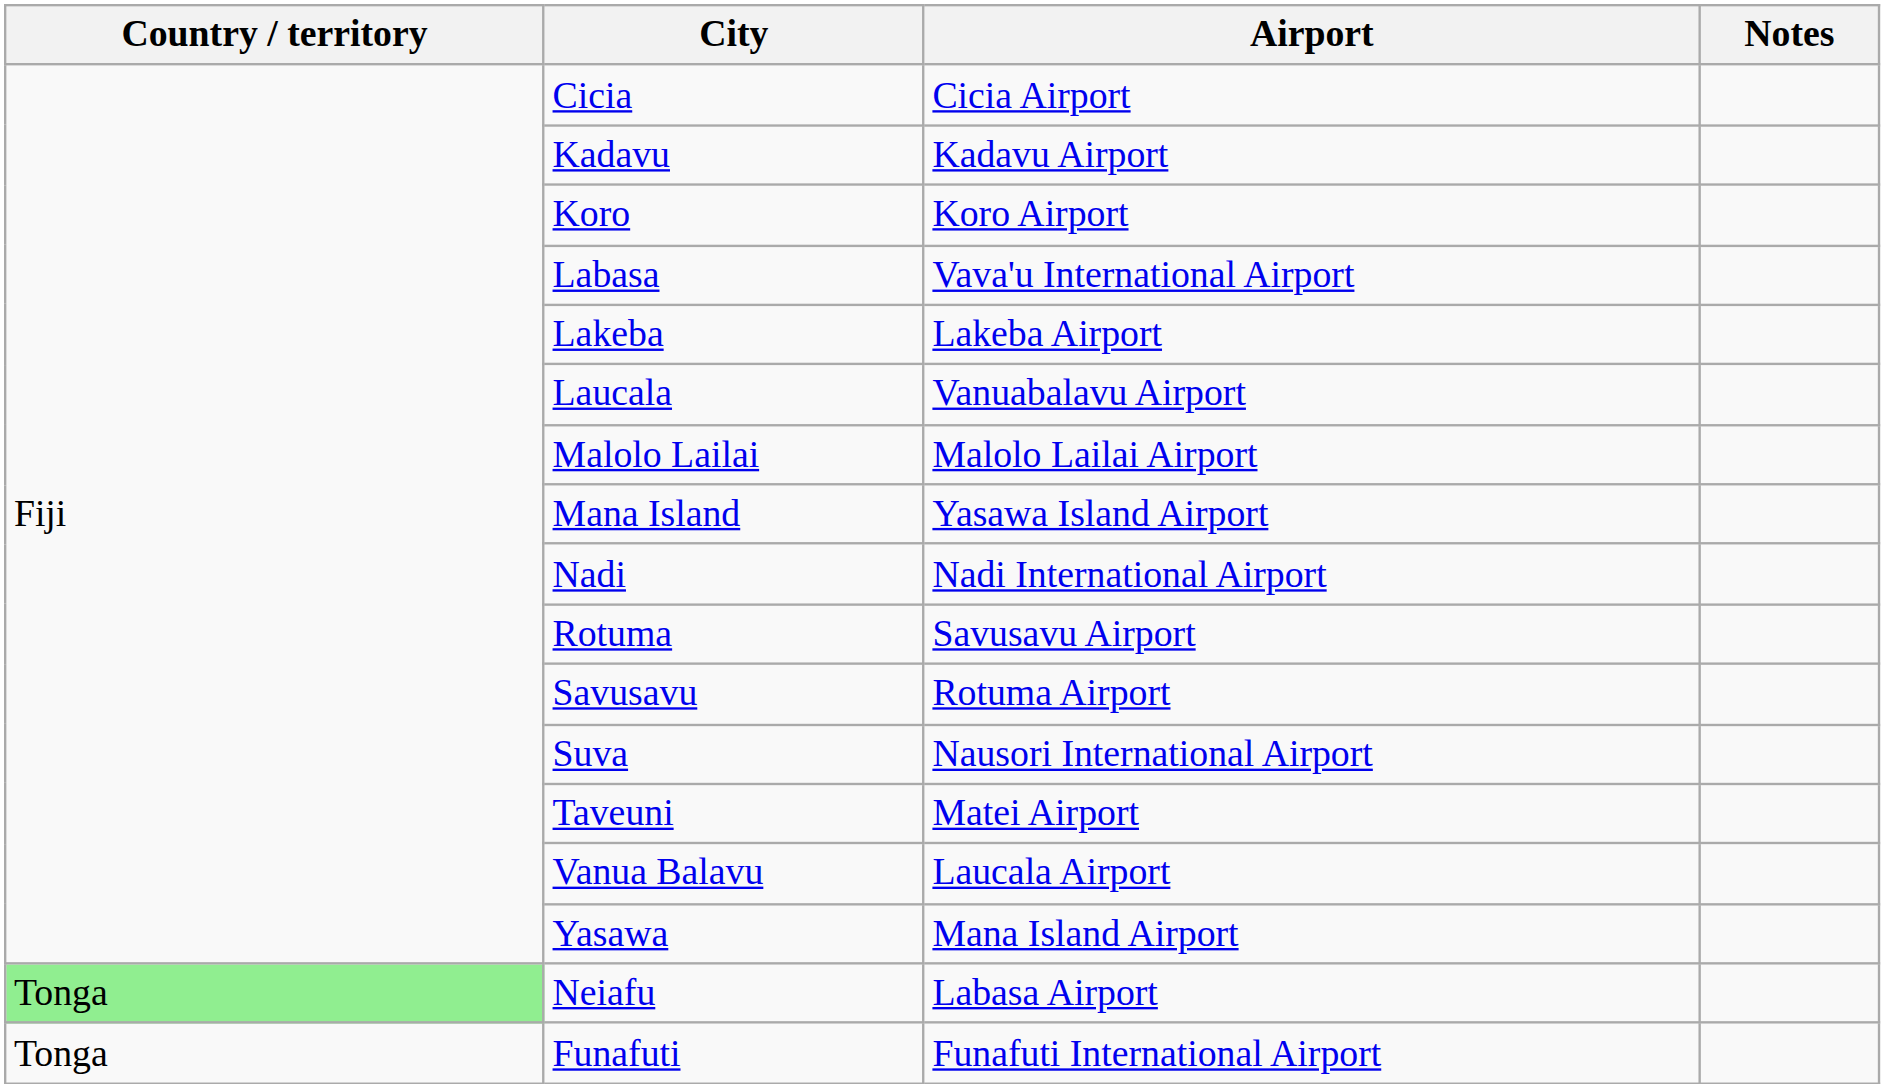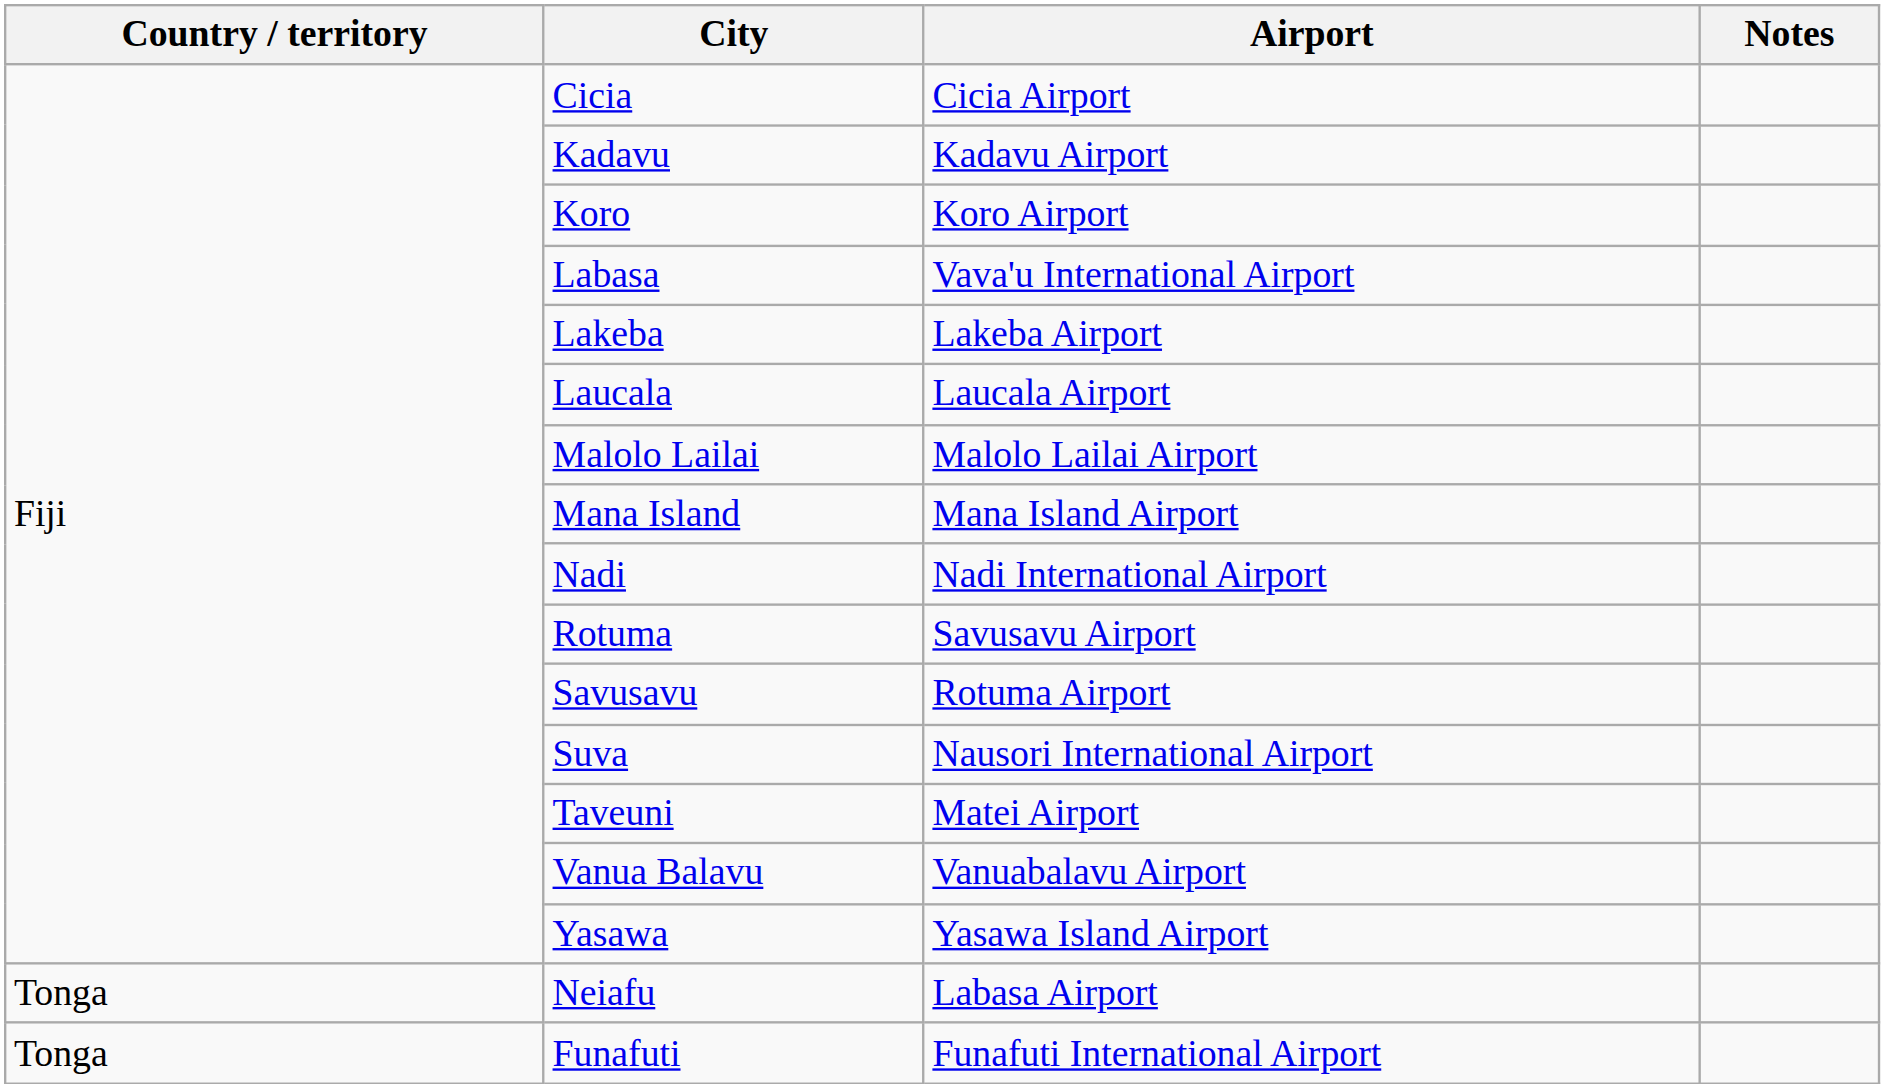(1089, 393) Vanuabalavu Airport -> (1051, 393) Laucala Airport
(1100, 513) Yasawa Island Airport -> (1086, 513) Mana Island Airport
(1051, 872) Laucala Airport -> (1089, 872) Vanuabalavu Airport
(1086, 932) Mana Island Airport -> (1100, 932) Yasawa Island Airport
(61, 992) lightgreen background -> (61, 992) no background
